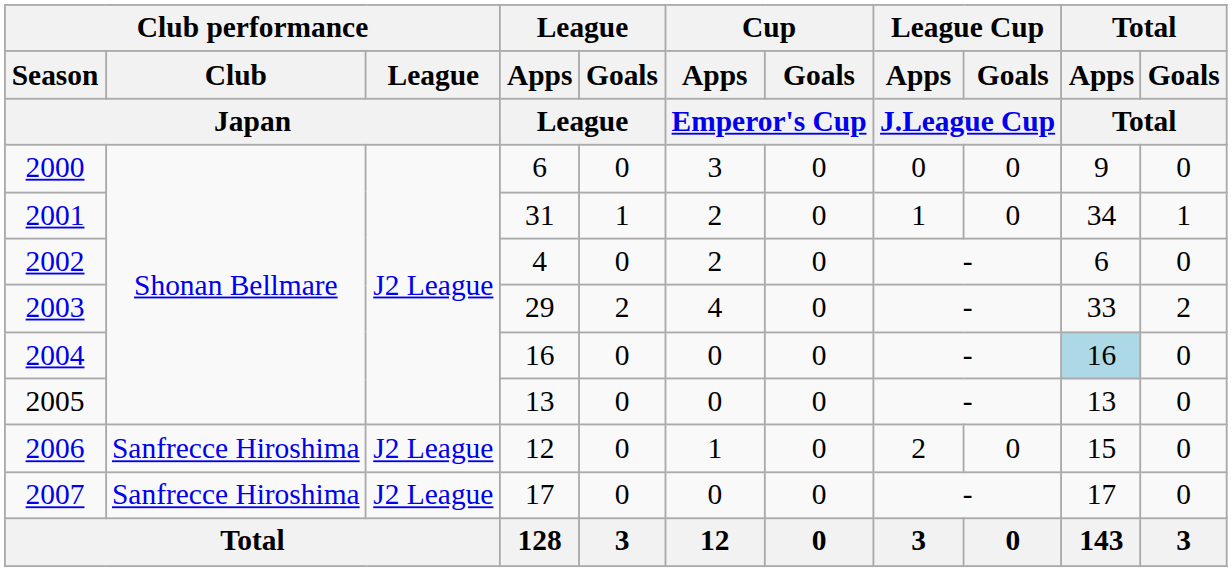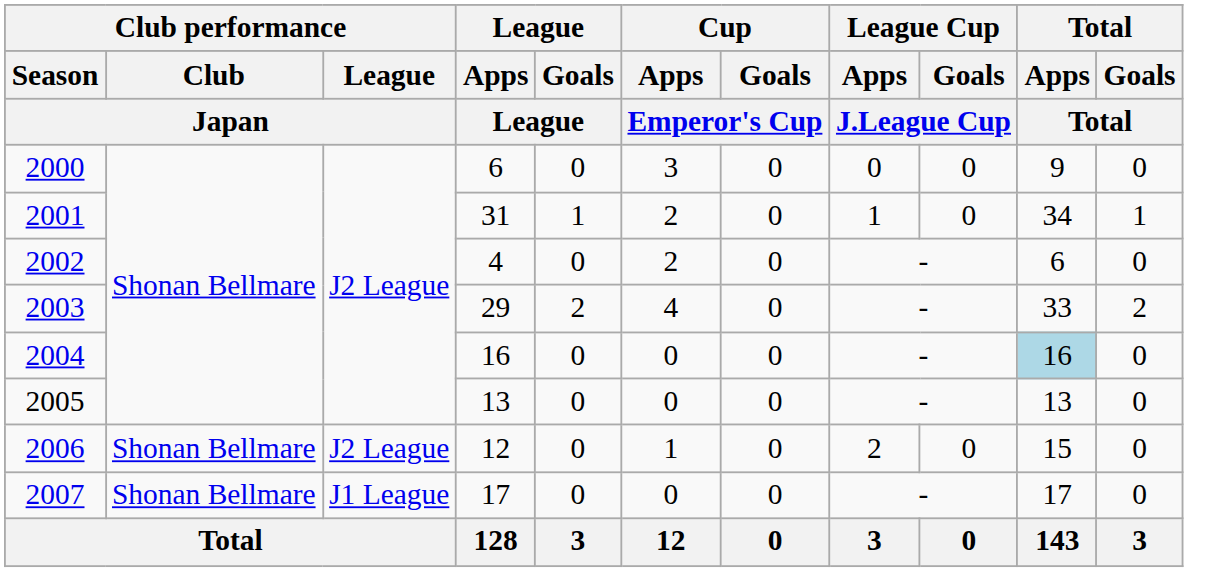(236, 448) Sanfrecce Hiroshima -> (214, 448) Shonan Bellmare
(236, 494) Sanfrecce Hiroshima -> (214, 494) Shonan Bellmare
(433, 494) J2 League -> (389, 494) J1 League
